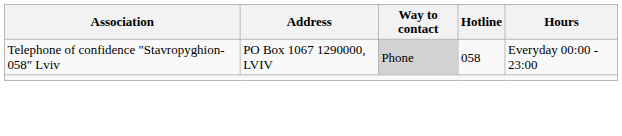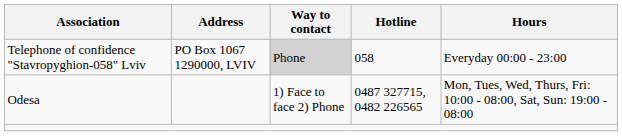+ row: (24, 99)
